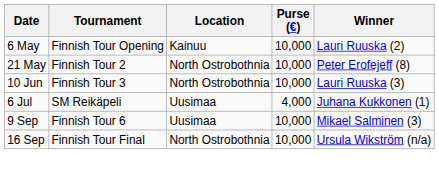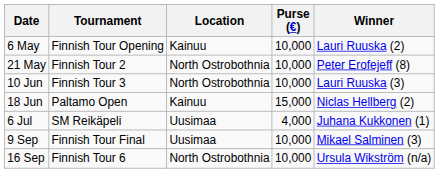+ row: (25, 102)
(89, 121) Finnish Tour 6 -> (98, 140) Finnish Tour Final
(98, 140) Finnish Tour Final -> (89, 159) Finnish Tour 6
